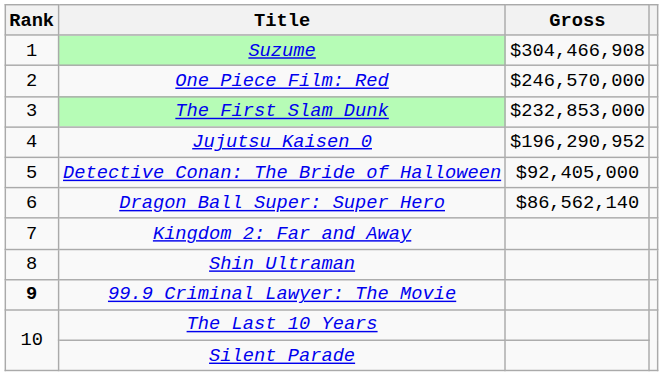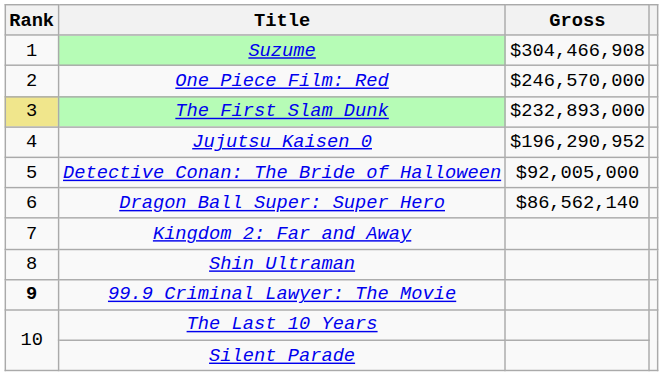(32, 112) no background -> (32, 112) khaki background
(577, 112) $232,853,000 -> (577, 112) $232,893,000
(577, 173) $92,405,000 -> (577, 173) $92,005,000
